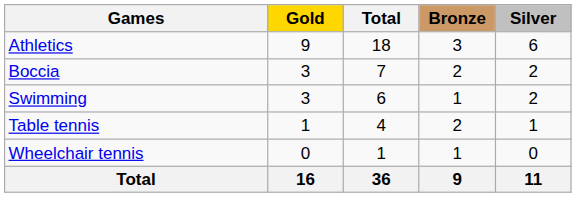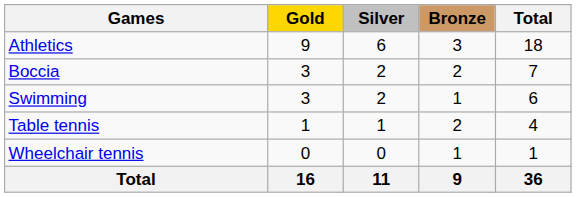columns swapped: (533, 18) <-> (381, 18)
